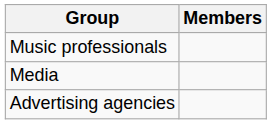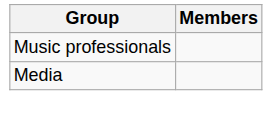- row: (92, 103)
